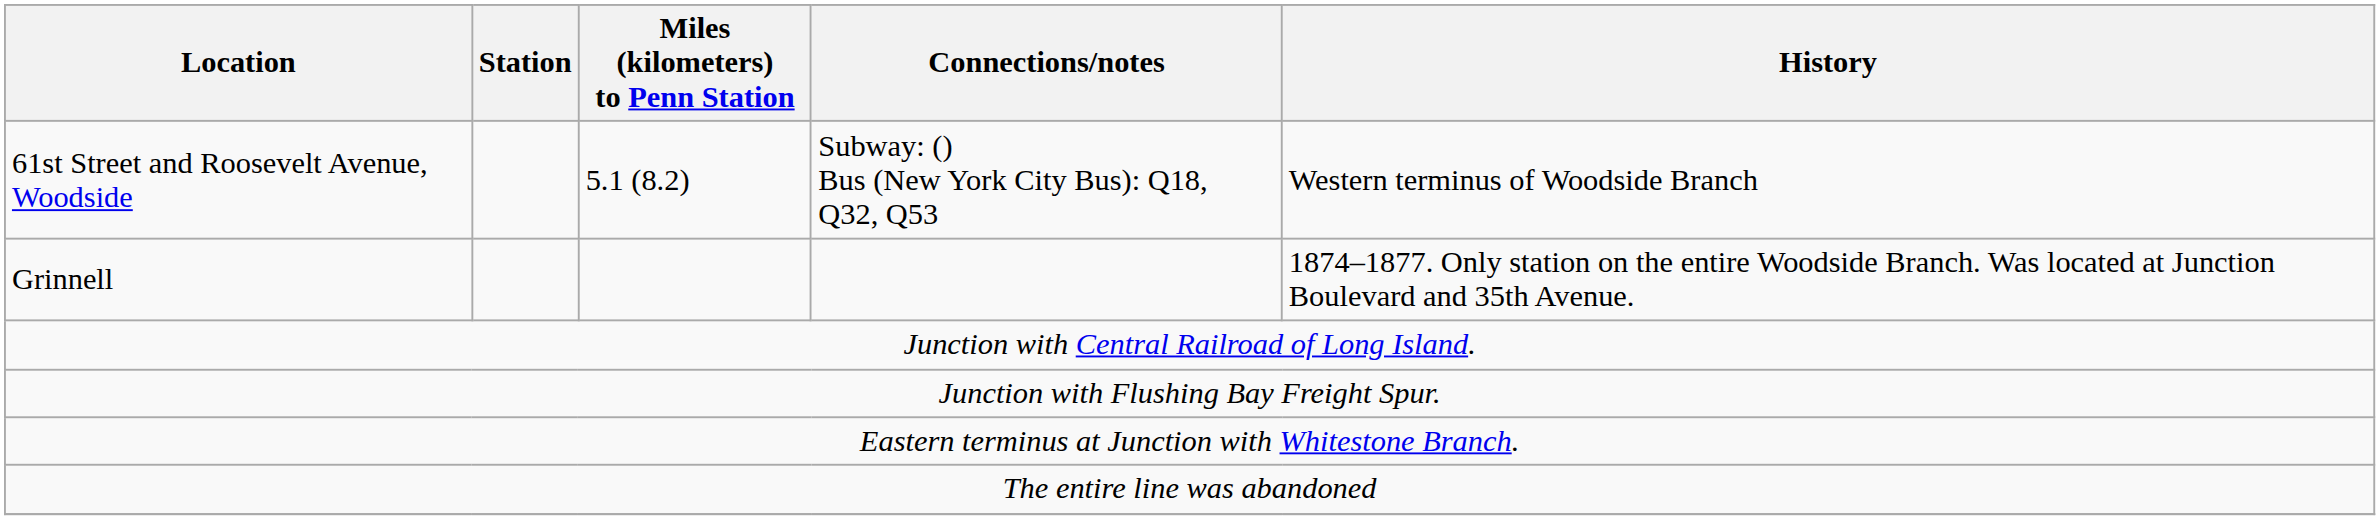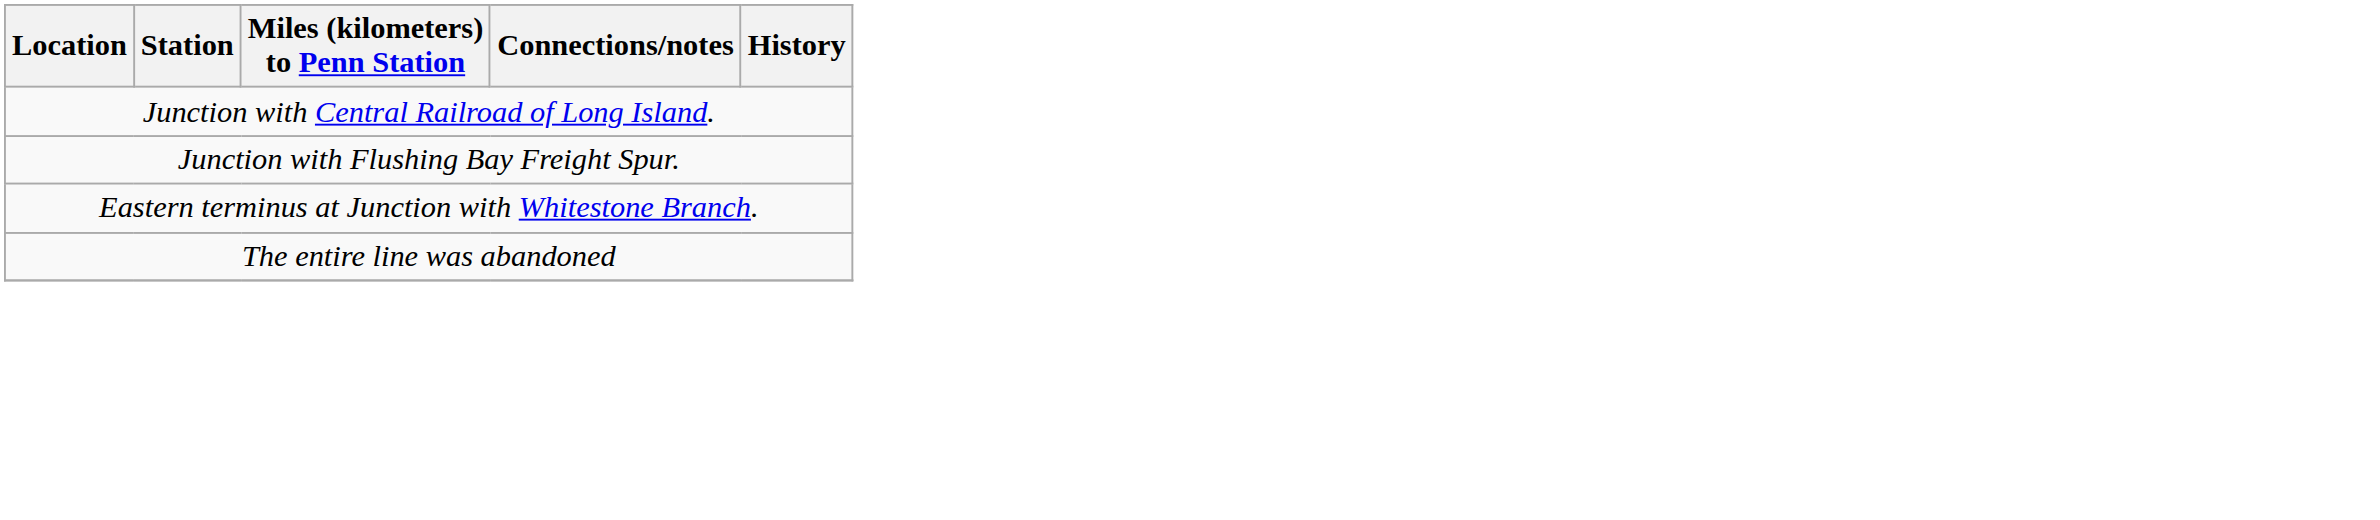- row: (220, 179)
- row: (63, 278)
